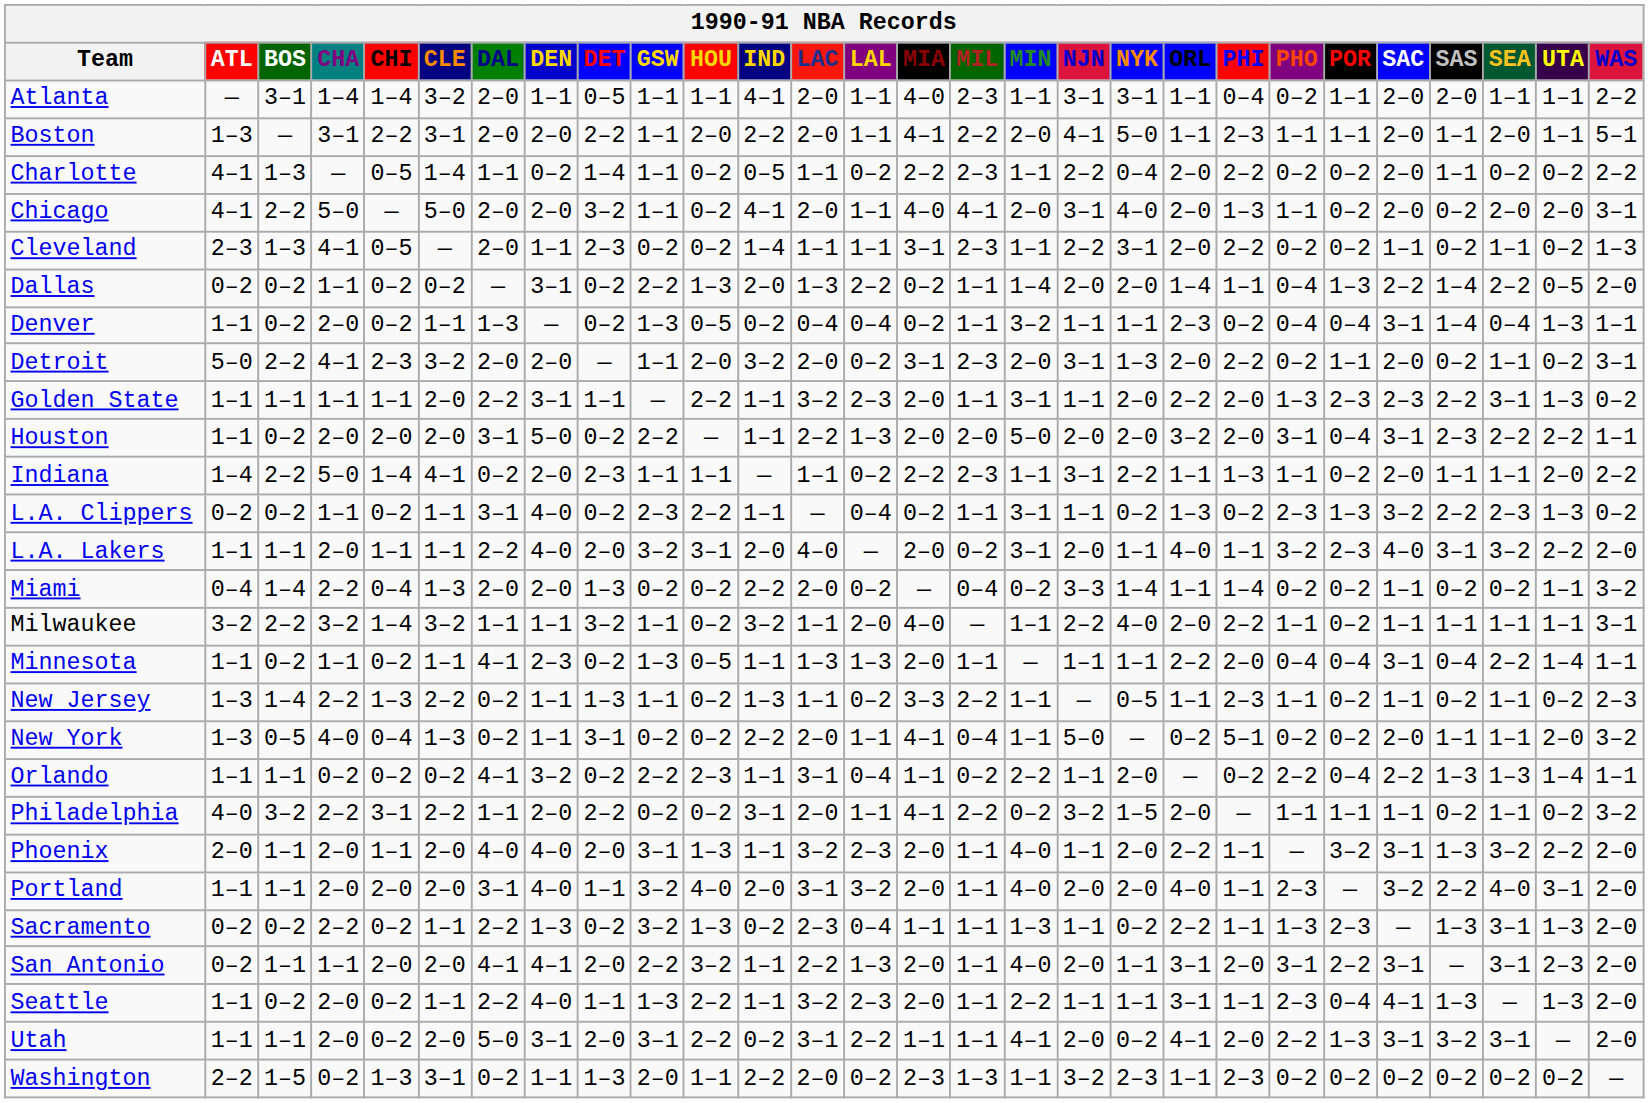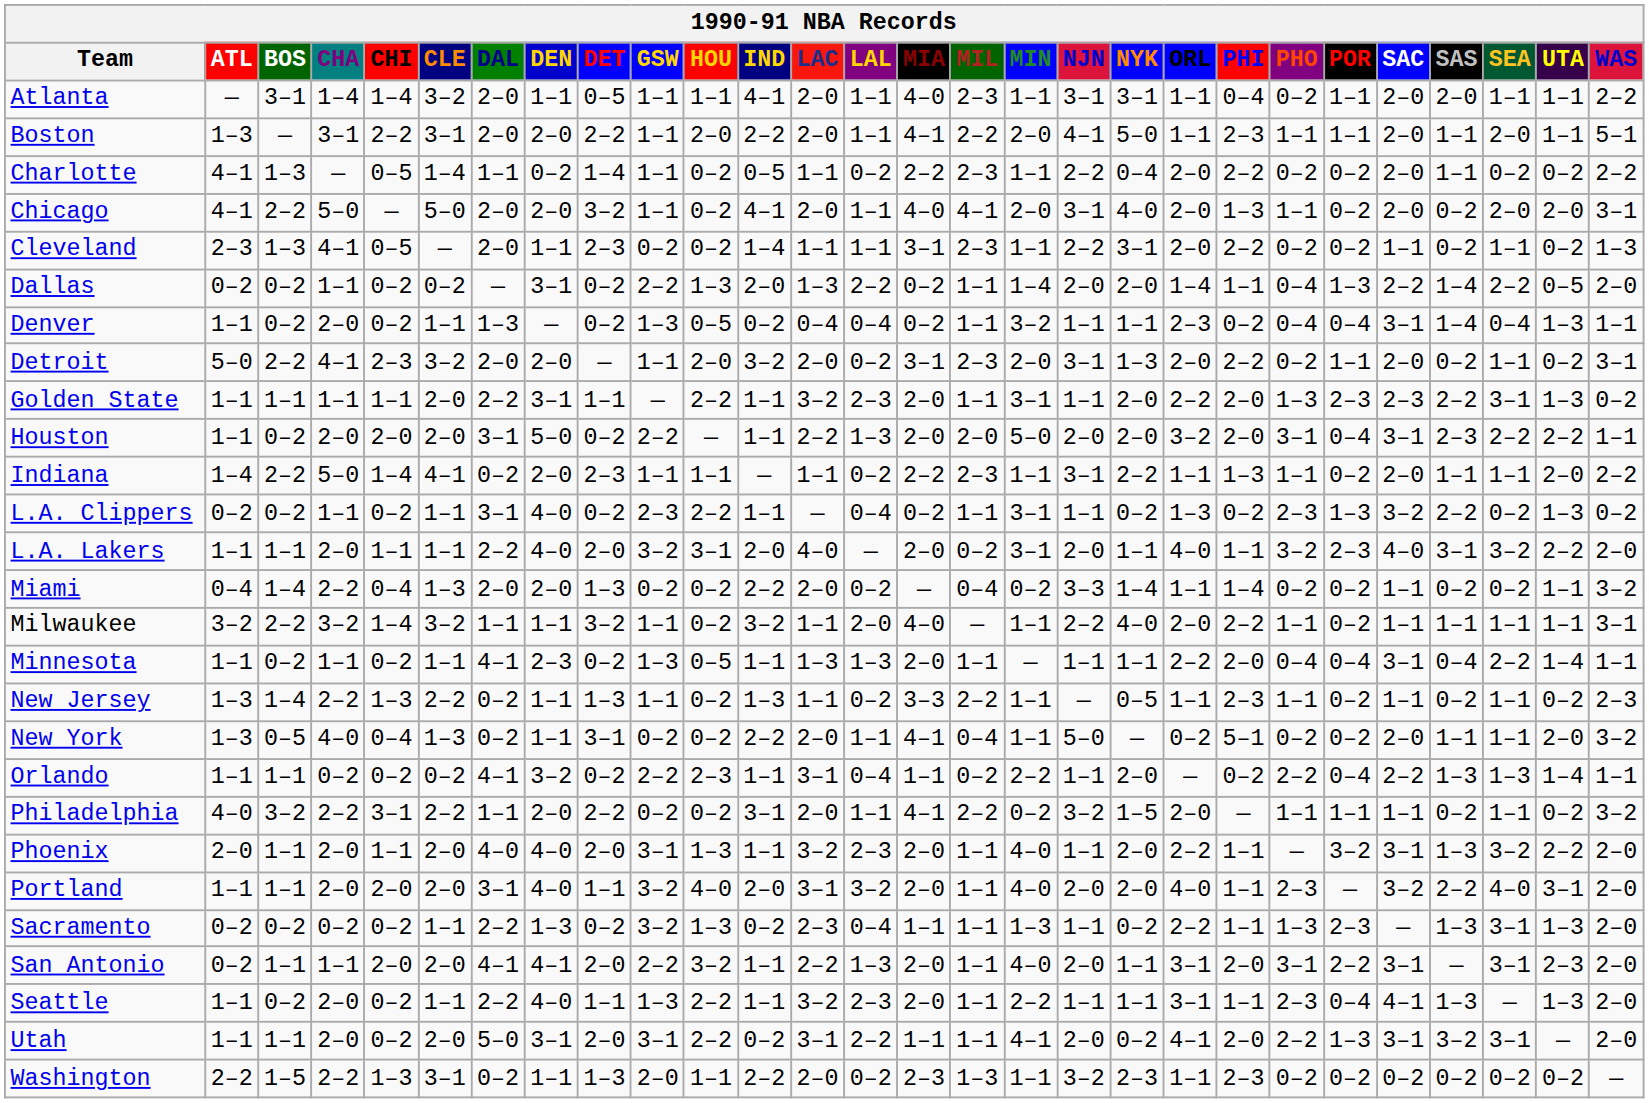(1510, 514) 2–3 -> (1510, 514) 0–2
(338, 928) 2–2 -> (338, 928) 0–2
(338, 1079) 0–2 -> (338, 1079) 2–2
